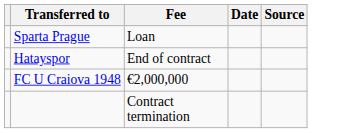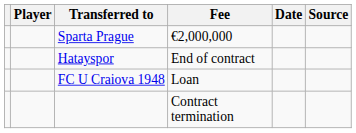+ column: (33, 15)
(141, 36) Loan -> (202, 36) €2,000,000
(158, 79) €2,000,000 -> (185, 79) Loan
